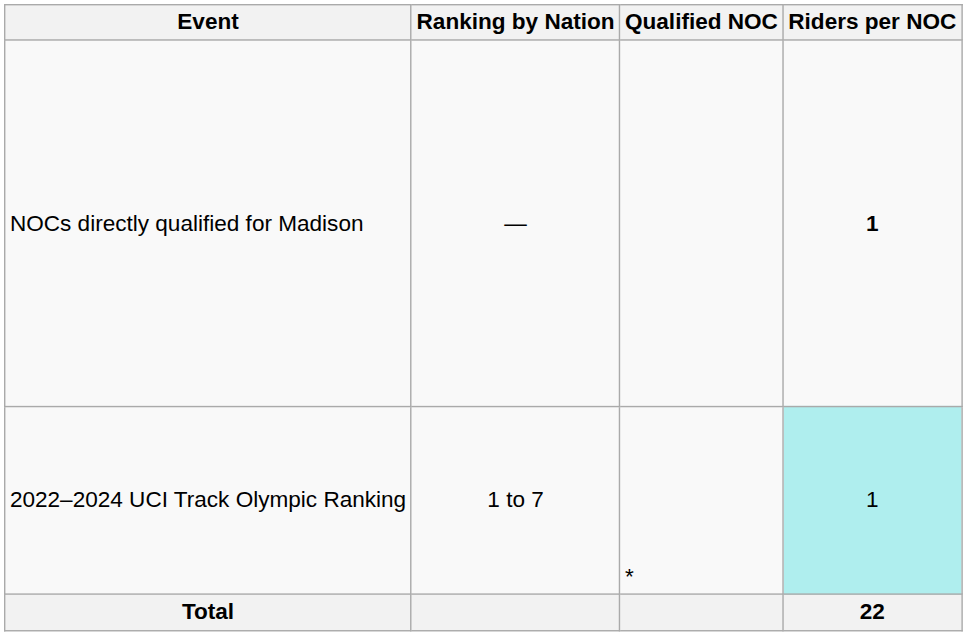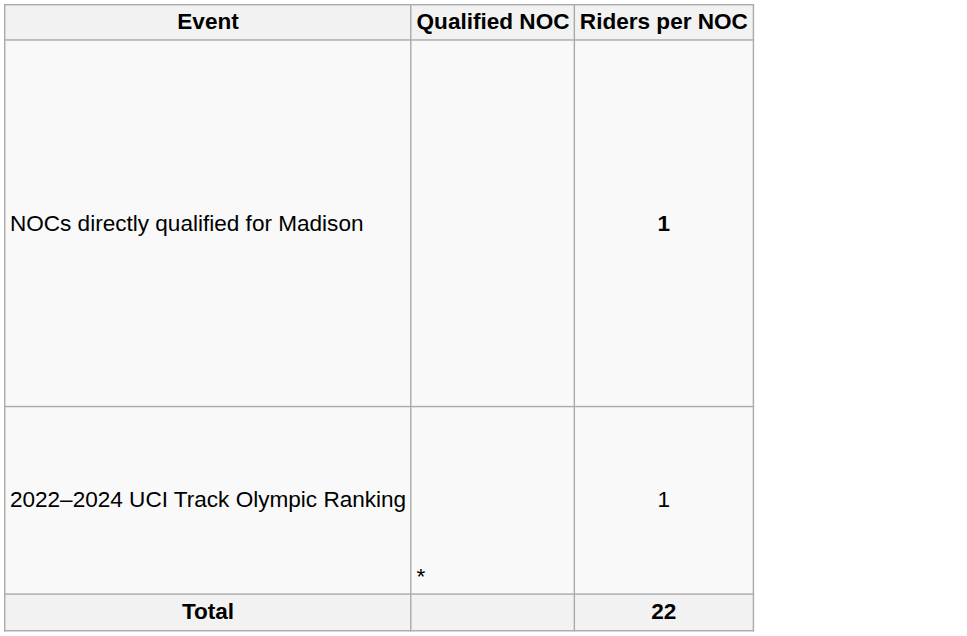- column: (516, 22)
(872, 500) paleturquoise background -> (664, 500) no background
